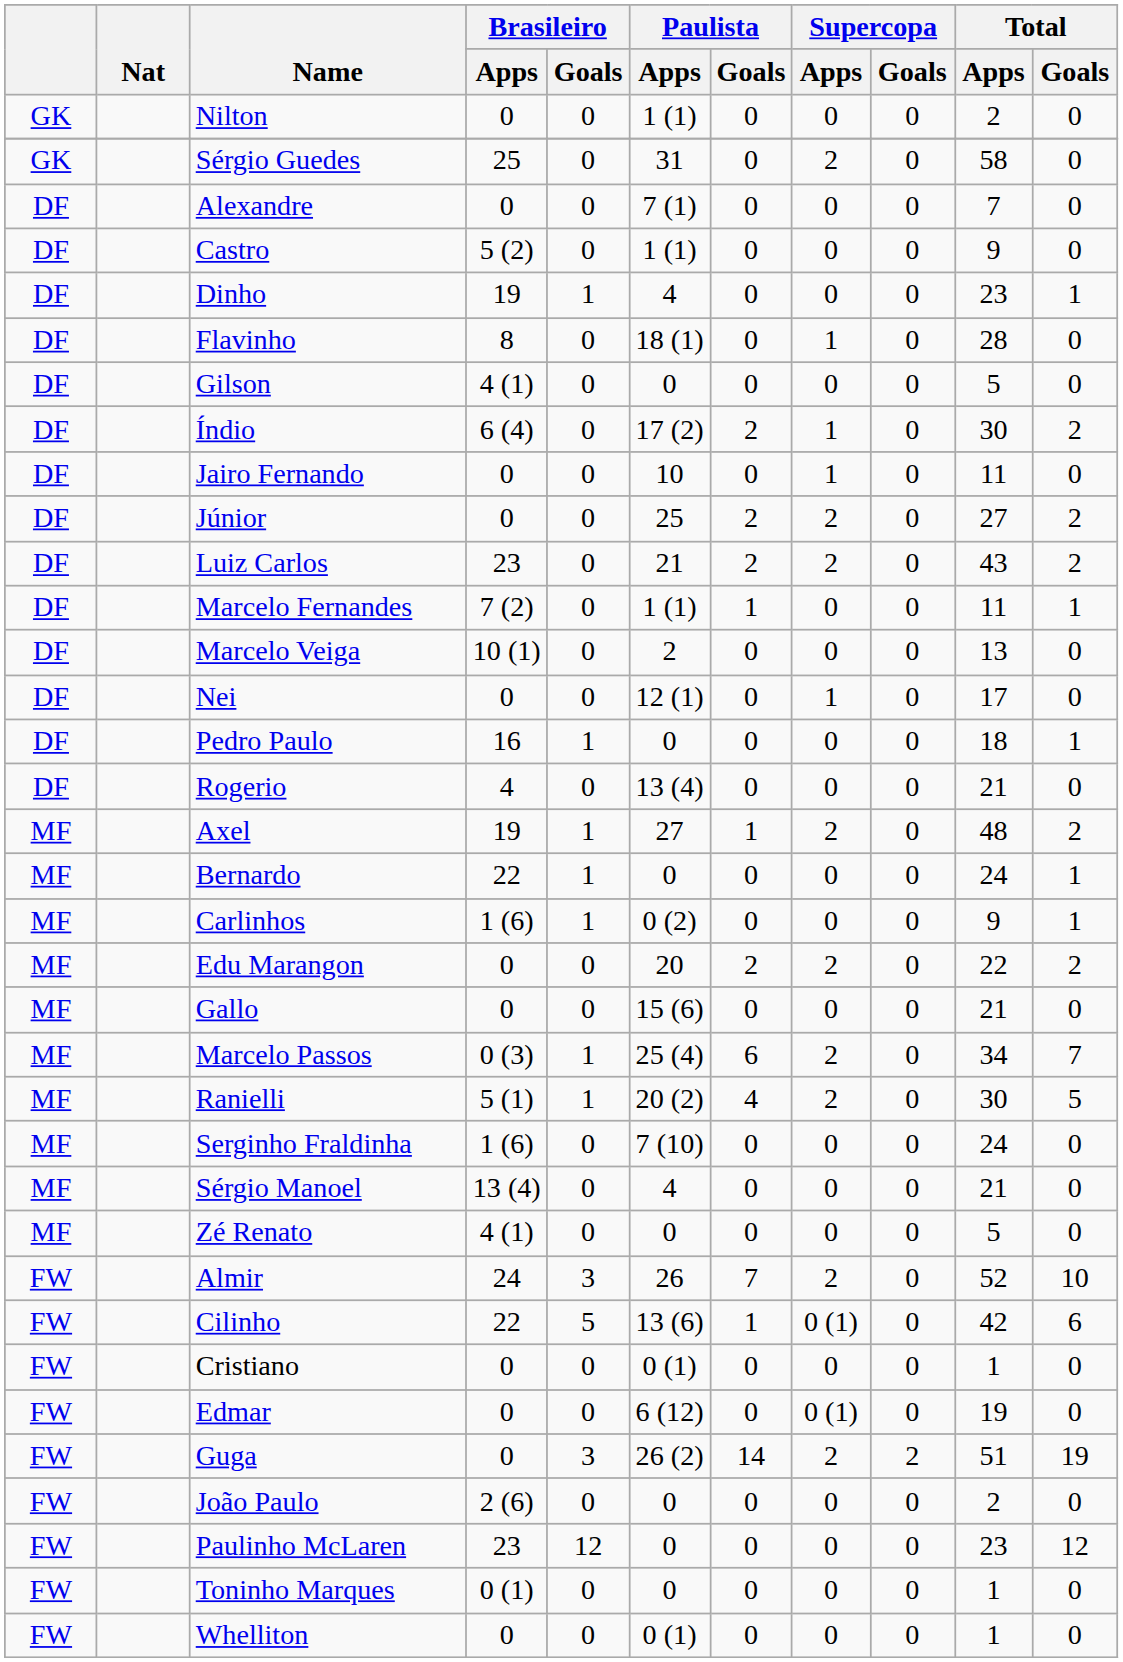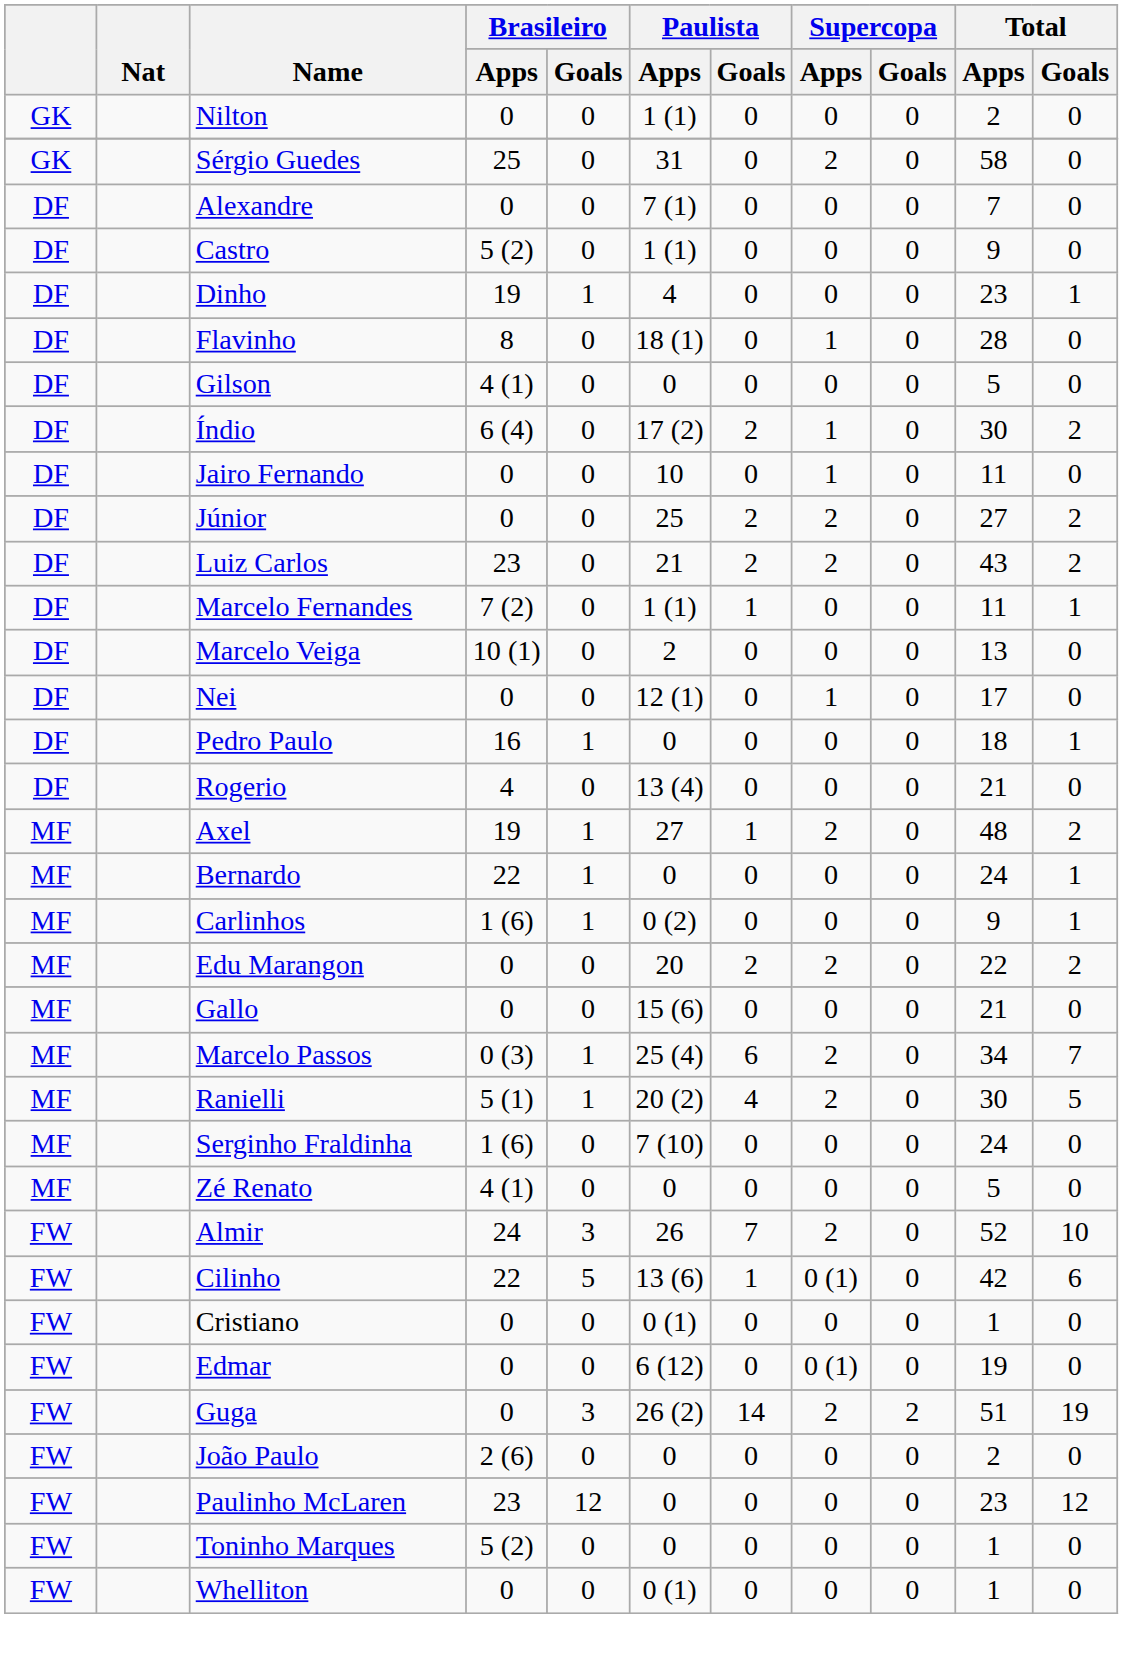- row: (279, 1187)
(507, 1589) 0 (1) -> (507, 1545) 5 (2)
